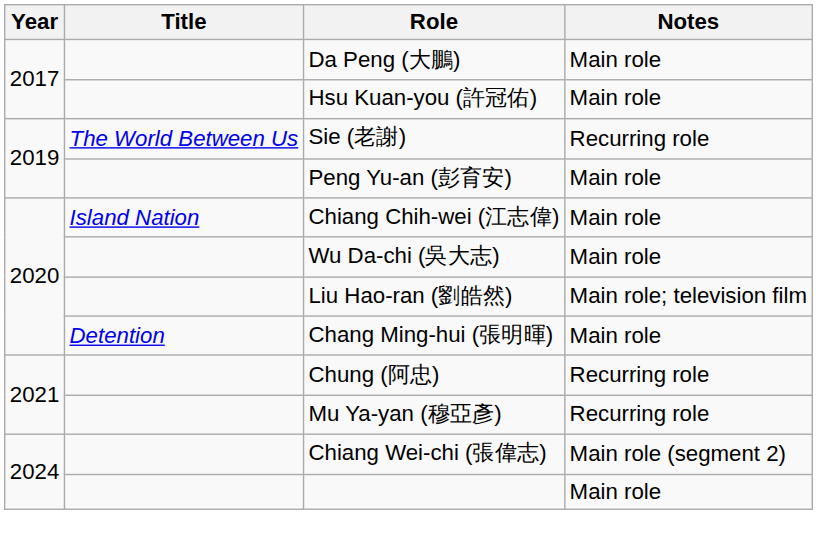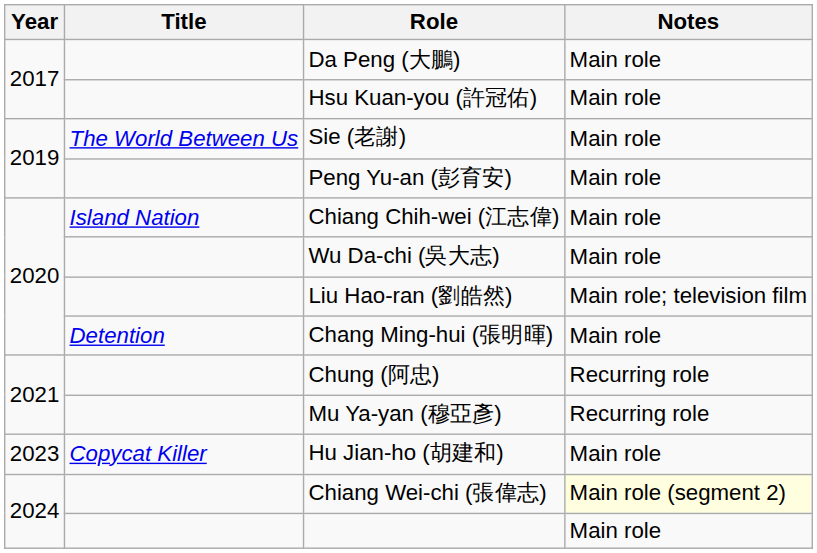(639, 138) Recurring role -> (615, 138) Main role
+ row: (406, 453)
(678, 453) no background -> (678, 493) lightyellow background
